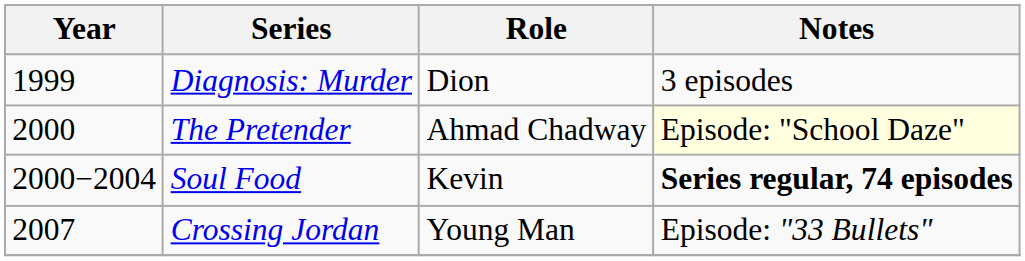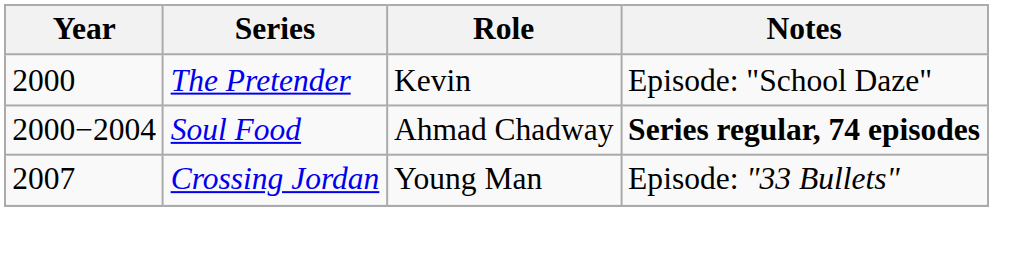- row: (291, 79)
(536, 129) Ahmad Chadway -> (432, 79) Kevin
(813, 129) lightyellow background -> (780, 79) no background
(465, 179) Kevin -> (504, 129) Ahmad Chadway
